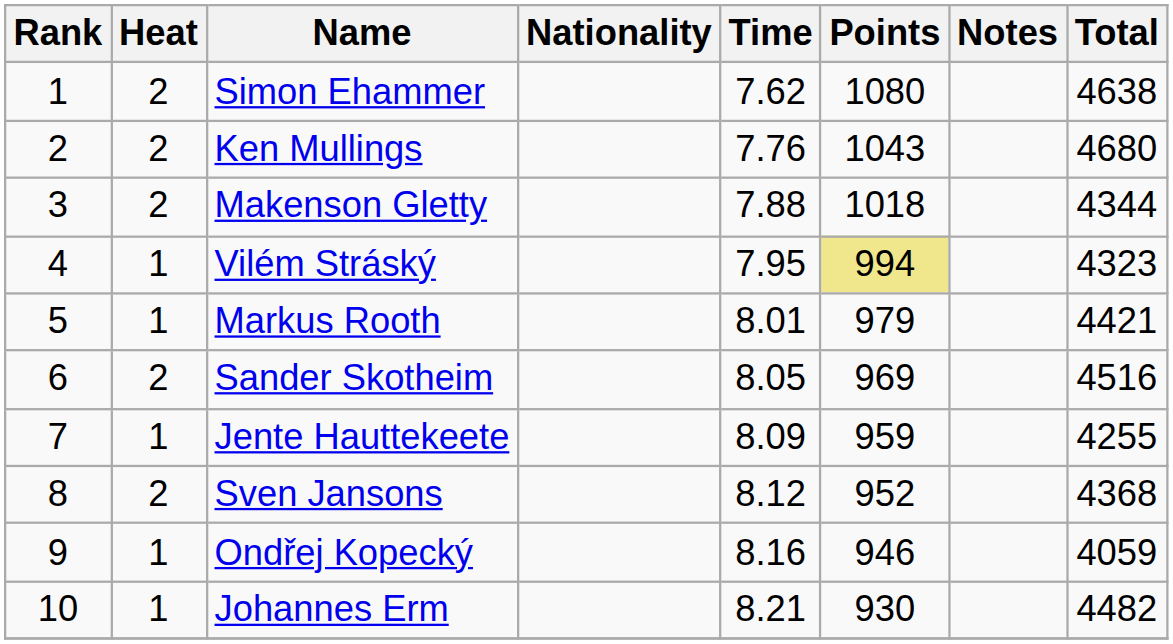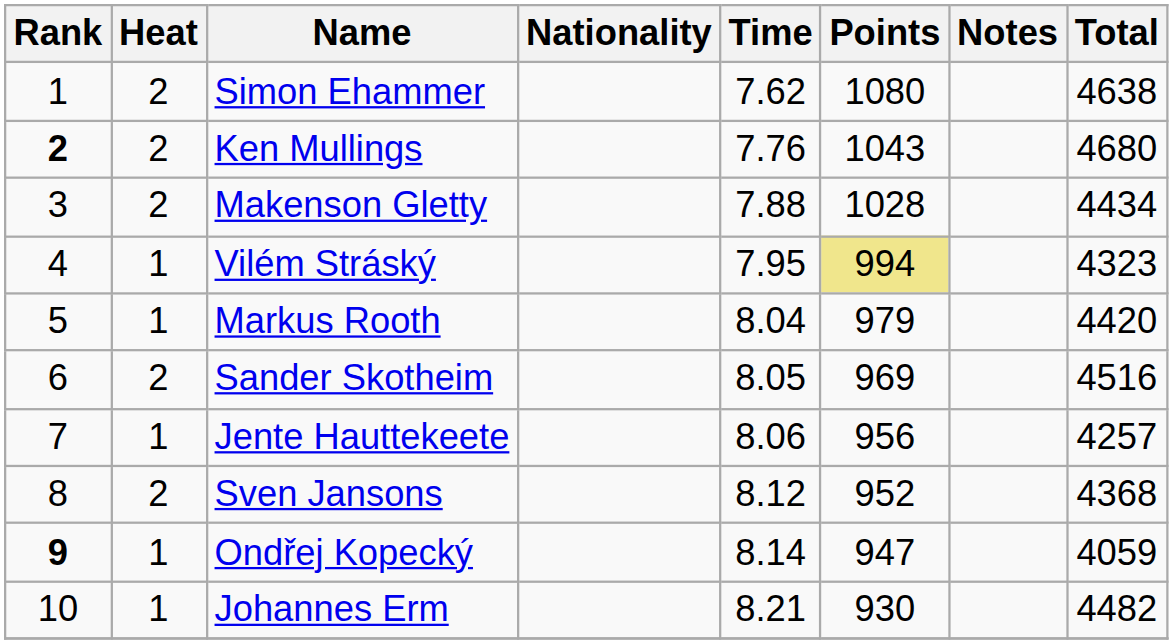(58, 148) normal -> (58, 148) bold
(885, 206) 1018 -> (885, 206) 1028
(1117, 206) 4344 -> (1117, 206) 4434
(771, 321) 8.01 -> (771, 321) 8.04
(1117, 321) 4421 -> (1117, 321) 4420
(771, 436) 8.09 -> (771, 436) 8.06
(885, 436) 959 -> (885, 436) 956
(1117, 436) 4255 -> (1117, 436) 4257
(58, 551) normal -> (58, 551) bold
(771, 551) 8.16 -> (771, 551) 8.14
(885, 551) 946 -> (885, 551) 947
